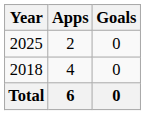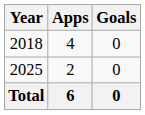rows swapped: (26, 69) <-> (26, 43)
